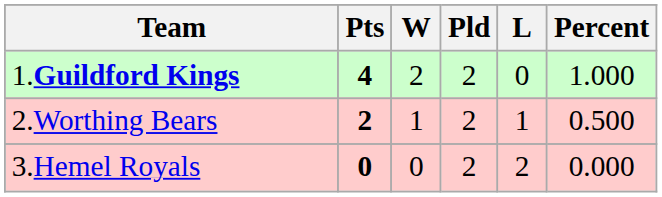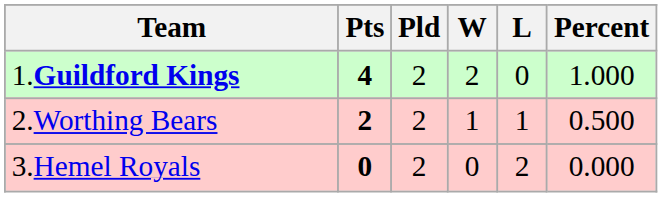columns swapped: (469, 27) <-> (416, 27)
